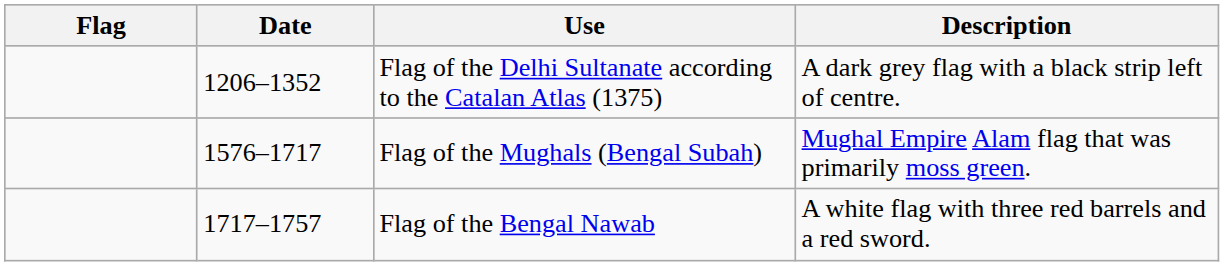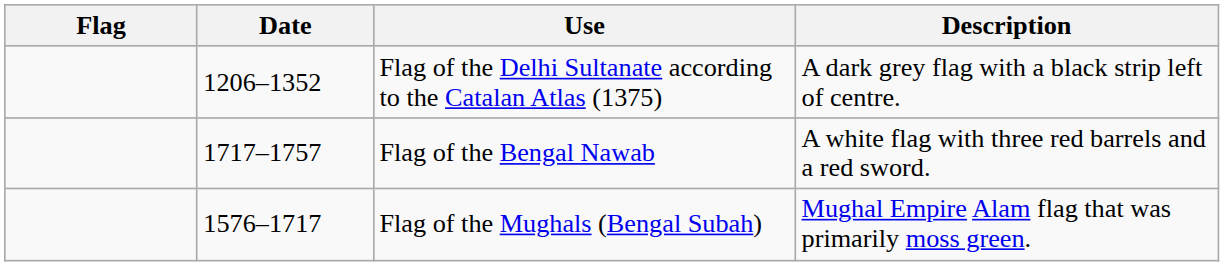rows swapped: (571, 152) <-> (517, 223)
